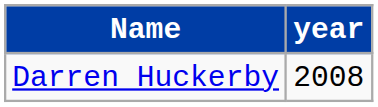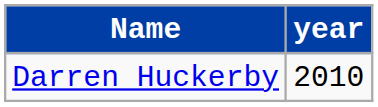(329, 78) 2008 -> (329, 78) 2010
